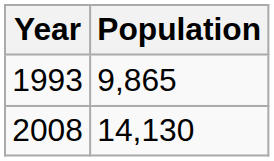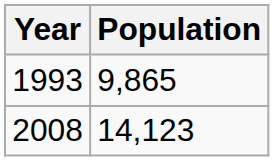(146, 130) 14,130 -> (146, 130) 14,123
